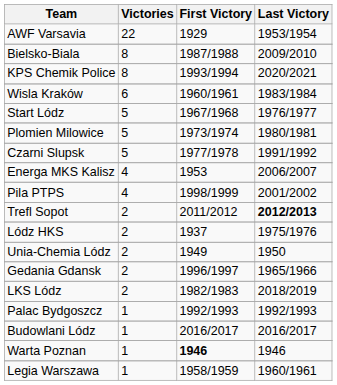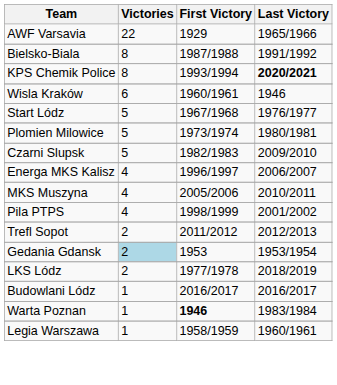(287, 34) 1953/1954 -> (287, 34) 1965/1966
(287, 53) 2009/2010 -> (287, 53) 1991/1992
(287, 73) normal -> (287, 73) bold
(287, 93) 1983/1984 -> (272, 93) 1946
(209, 152) 1977/1978 -> (209, 152) 1982/1983
(287, 152) 1991/1992 -> (287, 152) 2009/2010
(193, 172) 1953 -> (209, 172) 1996/1997
+ row: (47, 192)
(287, 212) bold -> (287, 232) normal
- row: (35, 232)
- row: (59, 251)
(125, 271) no background -> (125, 251) lightblue background
(209, 271) 1996/1997 -> (193, 251) 1953
(287, 271) 1965/1966 -> (287, 251) 1953/1954
(209, 291) 1982/1983 -> (209, 271) 1977/1978
- row: (55, 311)
(272, 350) 1946 -> (287, 311) 1983/1984
